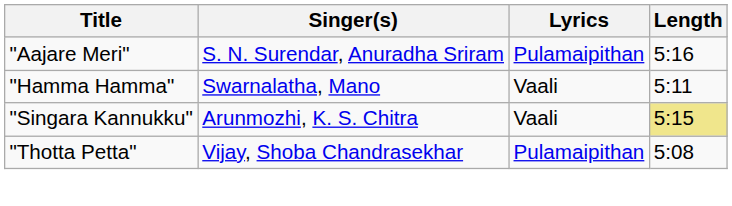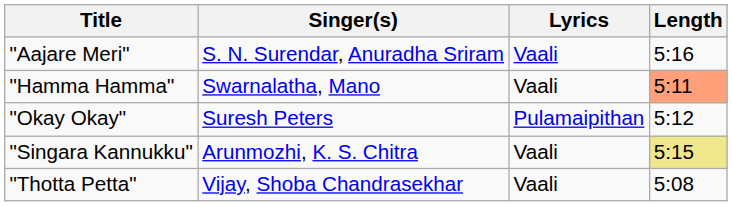(579, 53) Pulamaipithan -> (536, 53) Vaali
(673, 86) no background -> (673, 86) lightsalmon background
+ row: (68, 119)
(579, 151) Pulamaipithan -> (536, 184) Vaali
